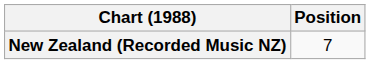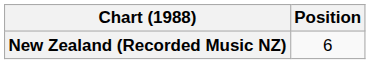(328, 44) 7 -> (328, 44) 6
